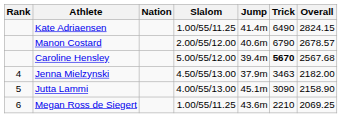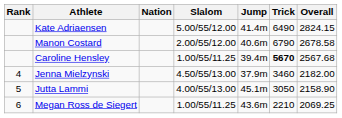(206, 27) 1.00/55/11.25 -> (206, 27) 5.00/55/12.00
(317, 43) 2678.57 -> (317, 43) 2678.58
(206, 58) 5.00/55/12.00 -> (206, 58) 1.00/55/11.25
(283, 74) 3463 -> (283, 74) 3460
(283, 89) 3090 -> (283, 89) 3050
